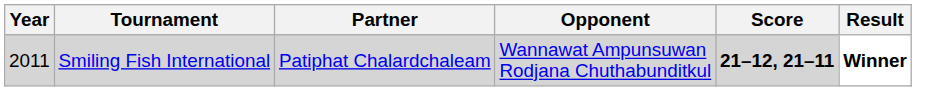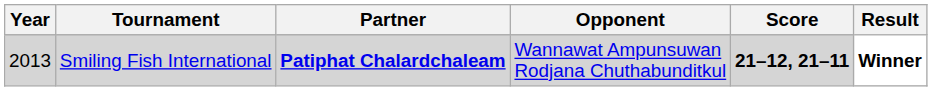(29, 60) 2011 -> (30, 60) 2013
(385, 60) normal -> (393, 60) bold
